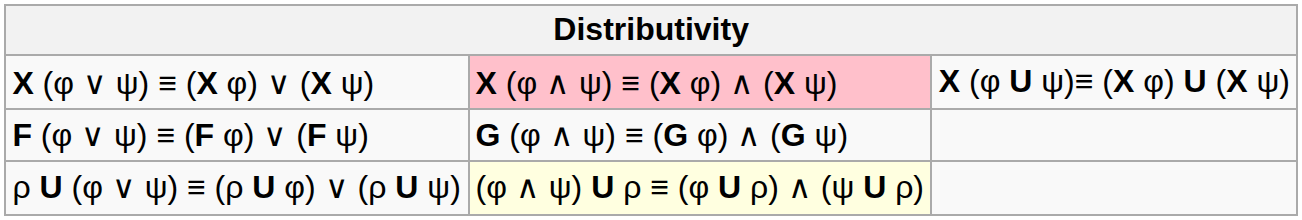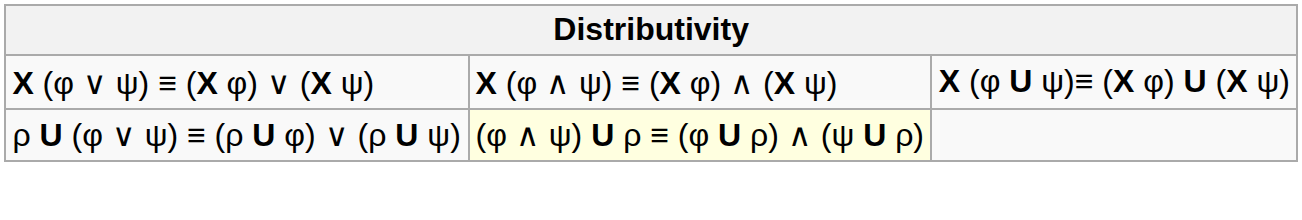(656, 82) pink background -> (656, 82) no background
- row: (191, 135)
